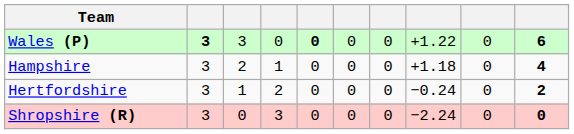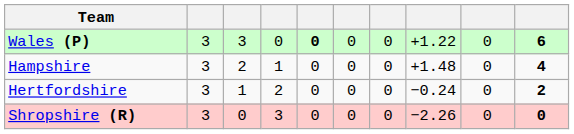(206, 42) bold -> (206, 42) normal
(433, 67) +1.18 -> (433, 67) +1.48
(433, 116) −2.24 -> (433, 116) −2.26
